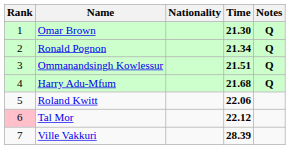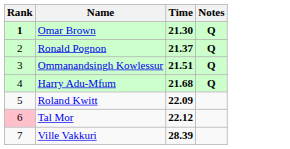- column: (195, 13)
(20, 30) normal -> (20, 30) bold
(239, 48) 21.34 -> (181, 48) 21.37
(239, 100) 22.06 -> (181, 100) 22.09
